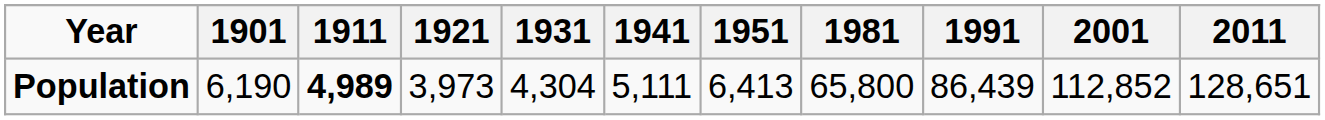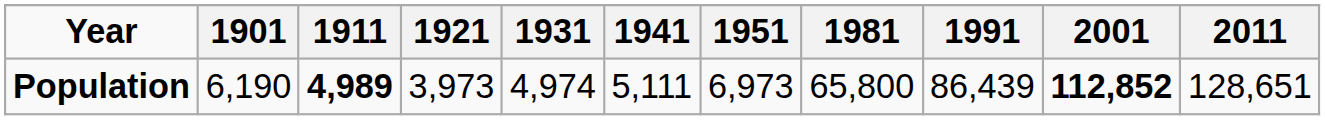(553, 85) 4,304 -> (553, 85) 4,974
(751, 85) 6,413 -> (751, 85) 6,973
(1111, 85) normal -> (1111, 85) bold
